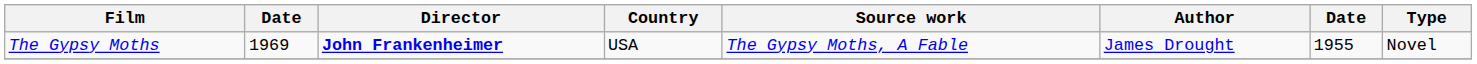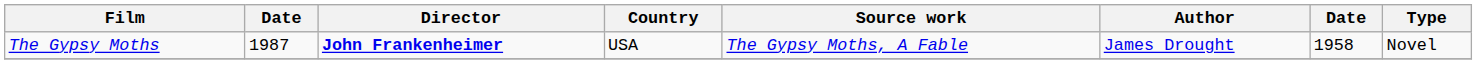(269, 46) 1969 -> (269, 46) 1987
(1334, 46) 1955 -> (1334, 46) 1958
